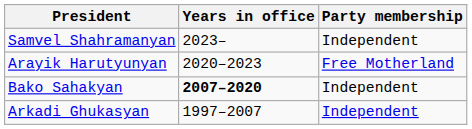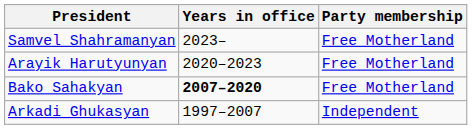(370, 40) Independent -> (388, 40) Free Motherland
(370, 88) Independent -> (388, 88) Free Motherland
